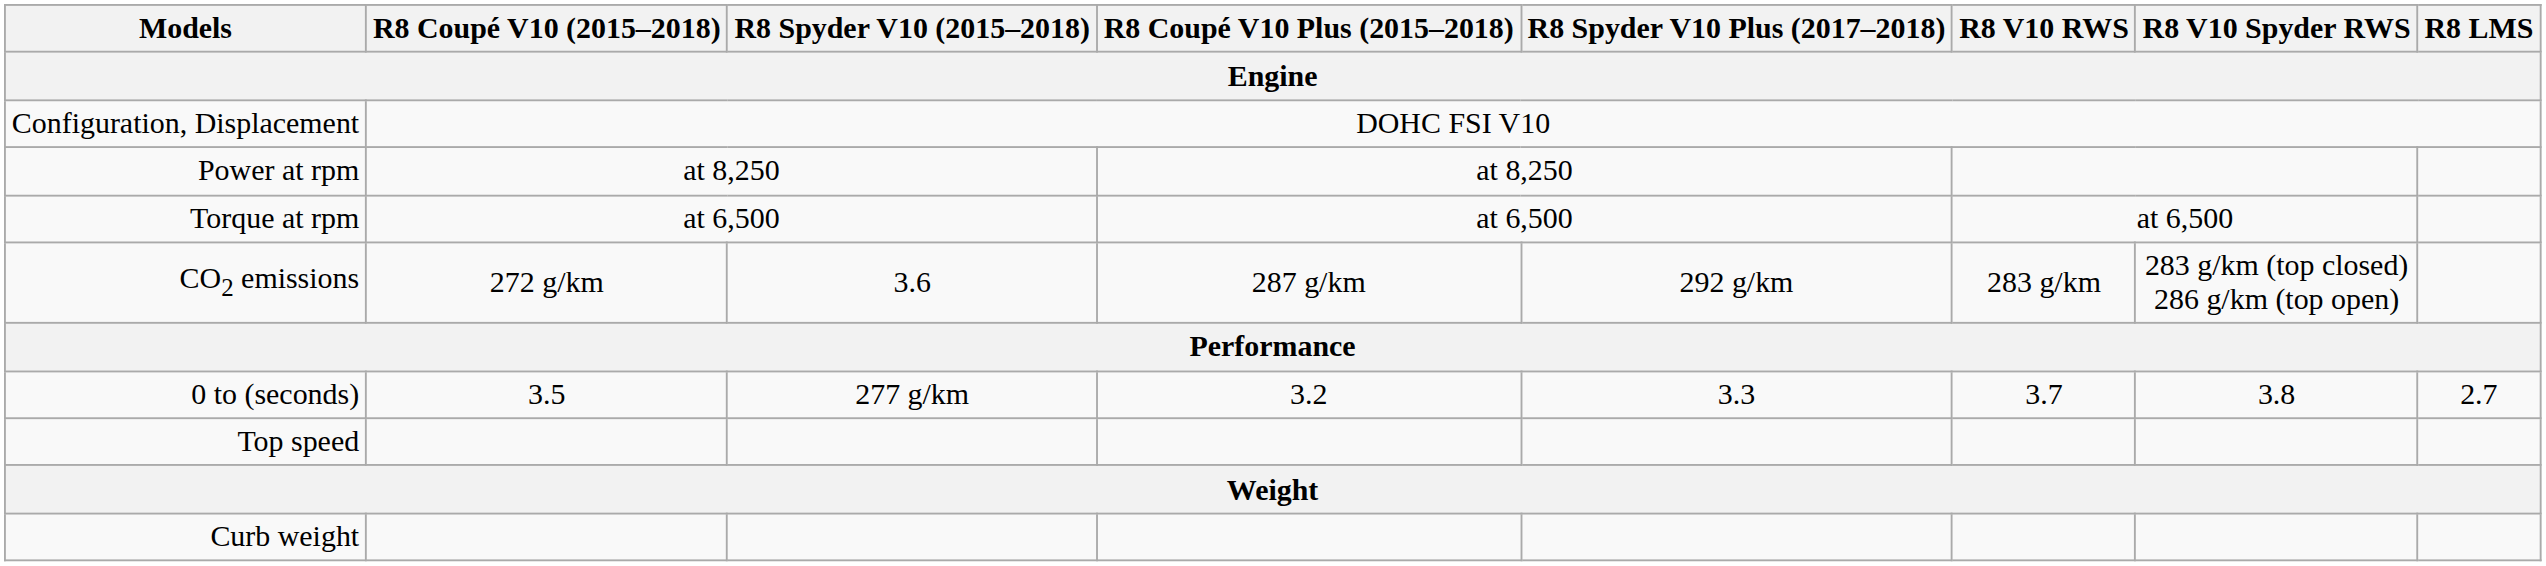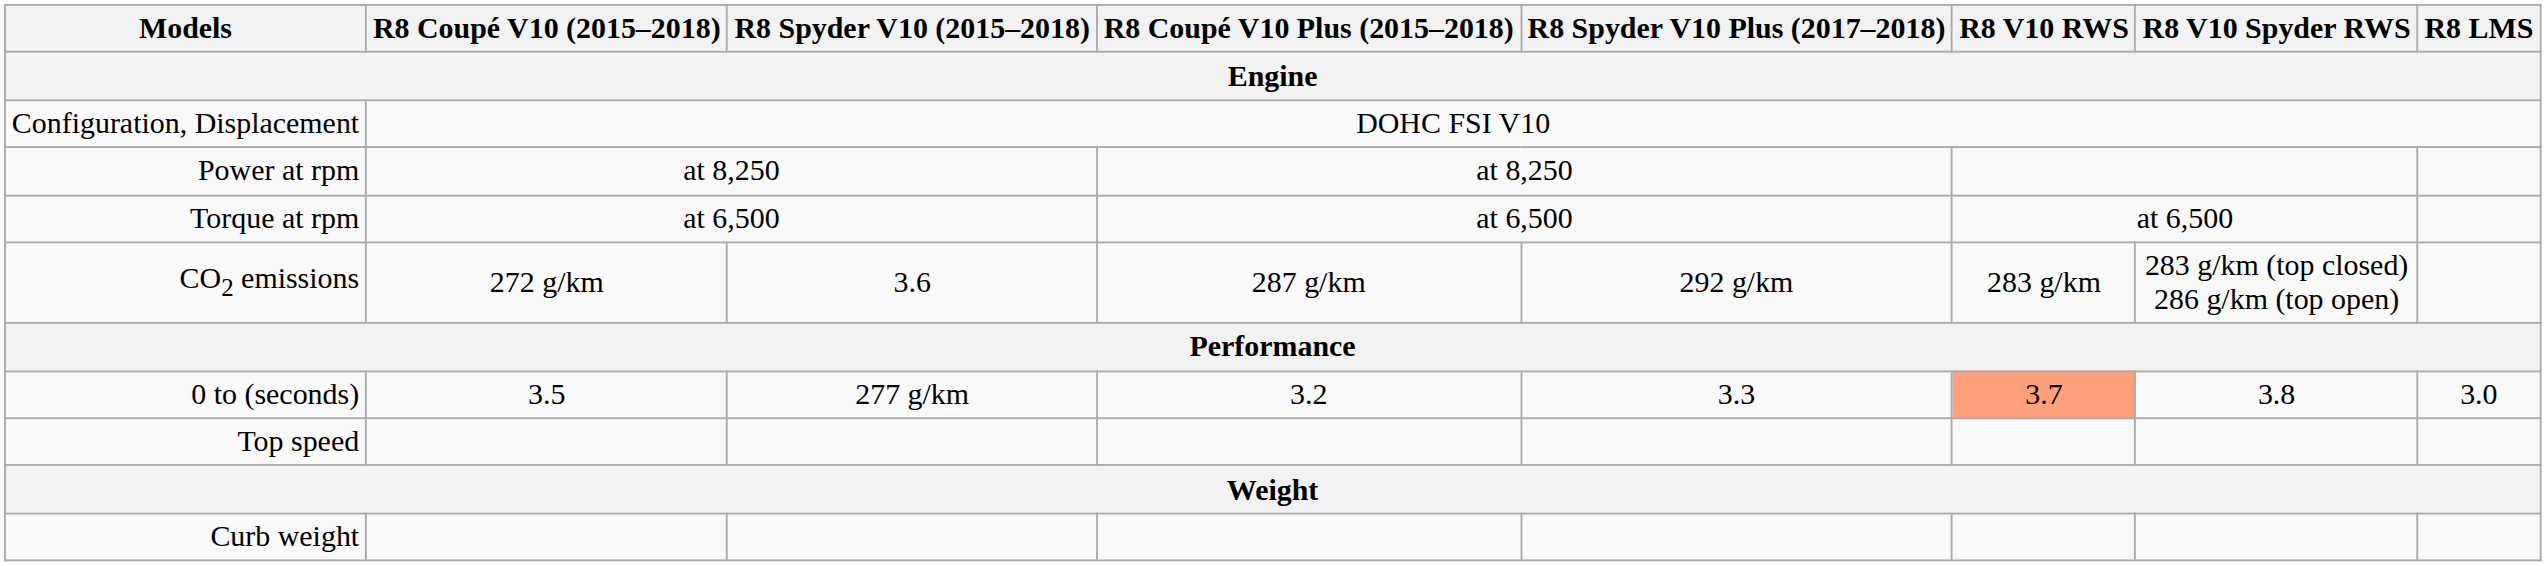(2044, 394) no background -> (2044, 394) lightsalmon background
(2479, 394) 2.7 -> (2479, 394) 3.0
